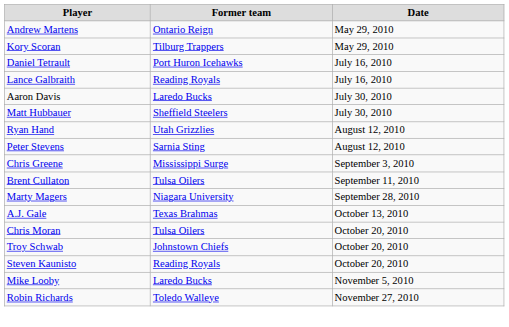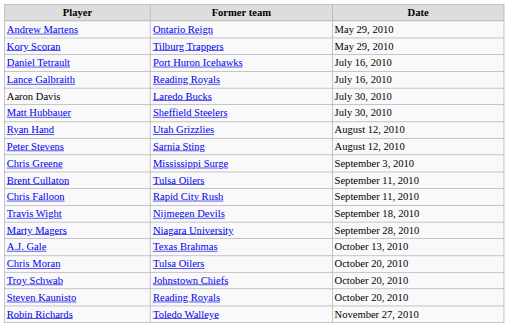+ row: (36, 197)
+ row: (34, 213)
- row: (33, 280)
